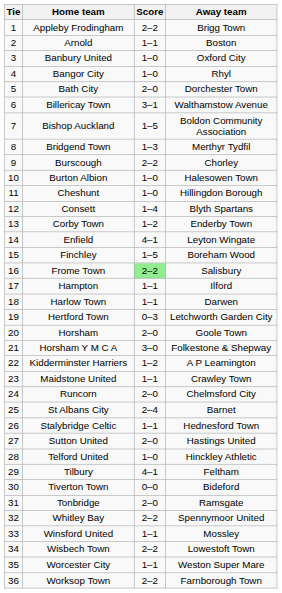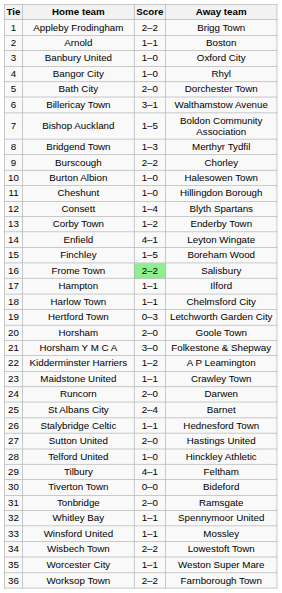(221, 301) Darwen -> (221, 301) Chelmsford City
(221, 394) Chelmsford City -> (221, 394) Darwen
(150, 518) 2–2 -> (150, 518) 1–1
